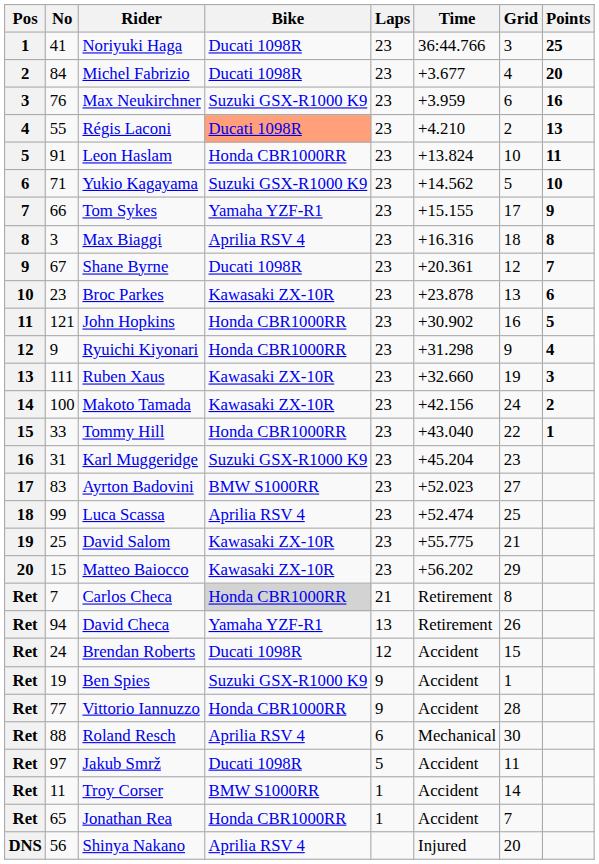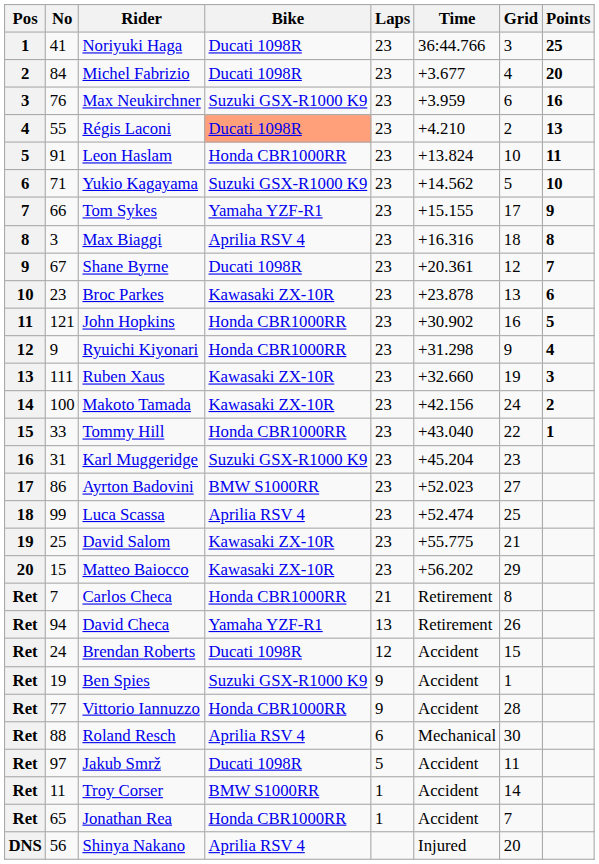(58, 487) 83 -> (58, 487) 86
(277, 597) lightgrey background -> (277, 597) no background
